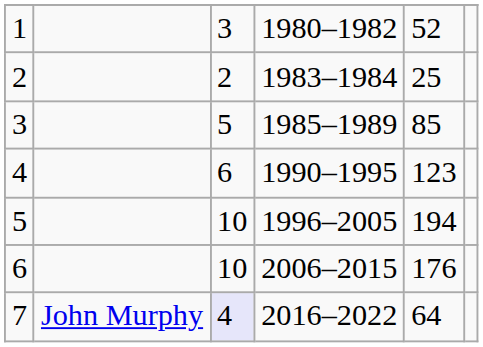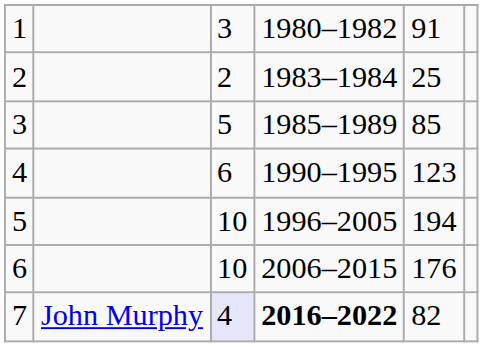(426, 28) 52 -> (426, 28) 91
(329, 316) normal -> (329, 316) bold
(426, 316) 64 -> (426, 316) 82
